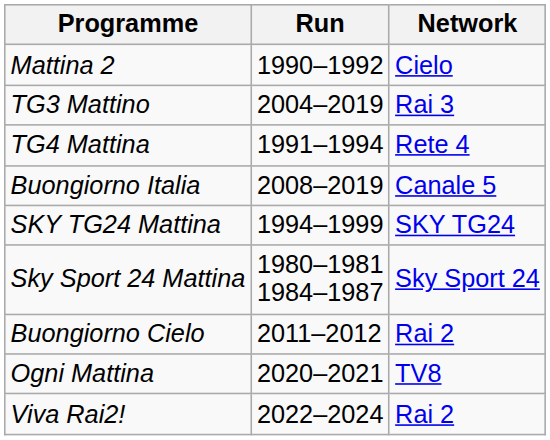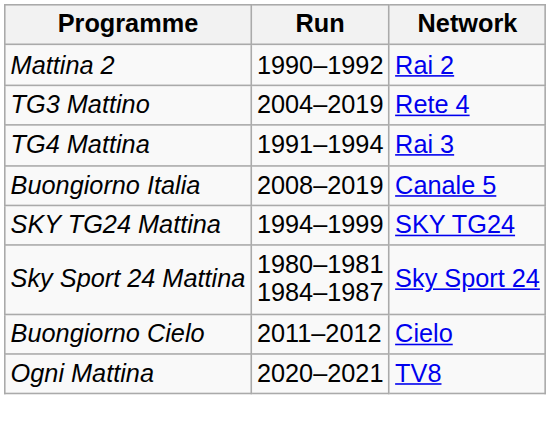(424, 64) Cielo -> (425, 64) Rai 2
(425, 104) Rai 3 -> (432, 104) Rete 4
(432, 144) Rete 4 -> (425, 144) Rai 3
(425, 333) Rai 2 -> (424, 333) Cielo
- row: (68, 413)
